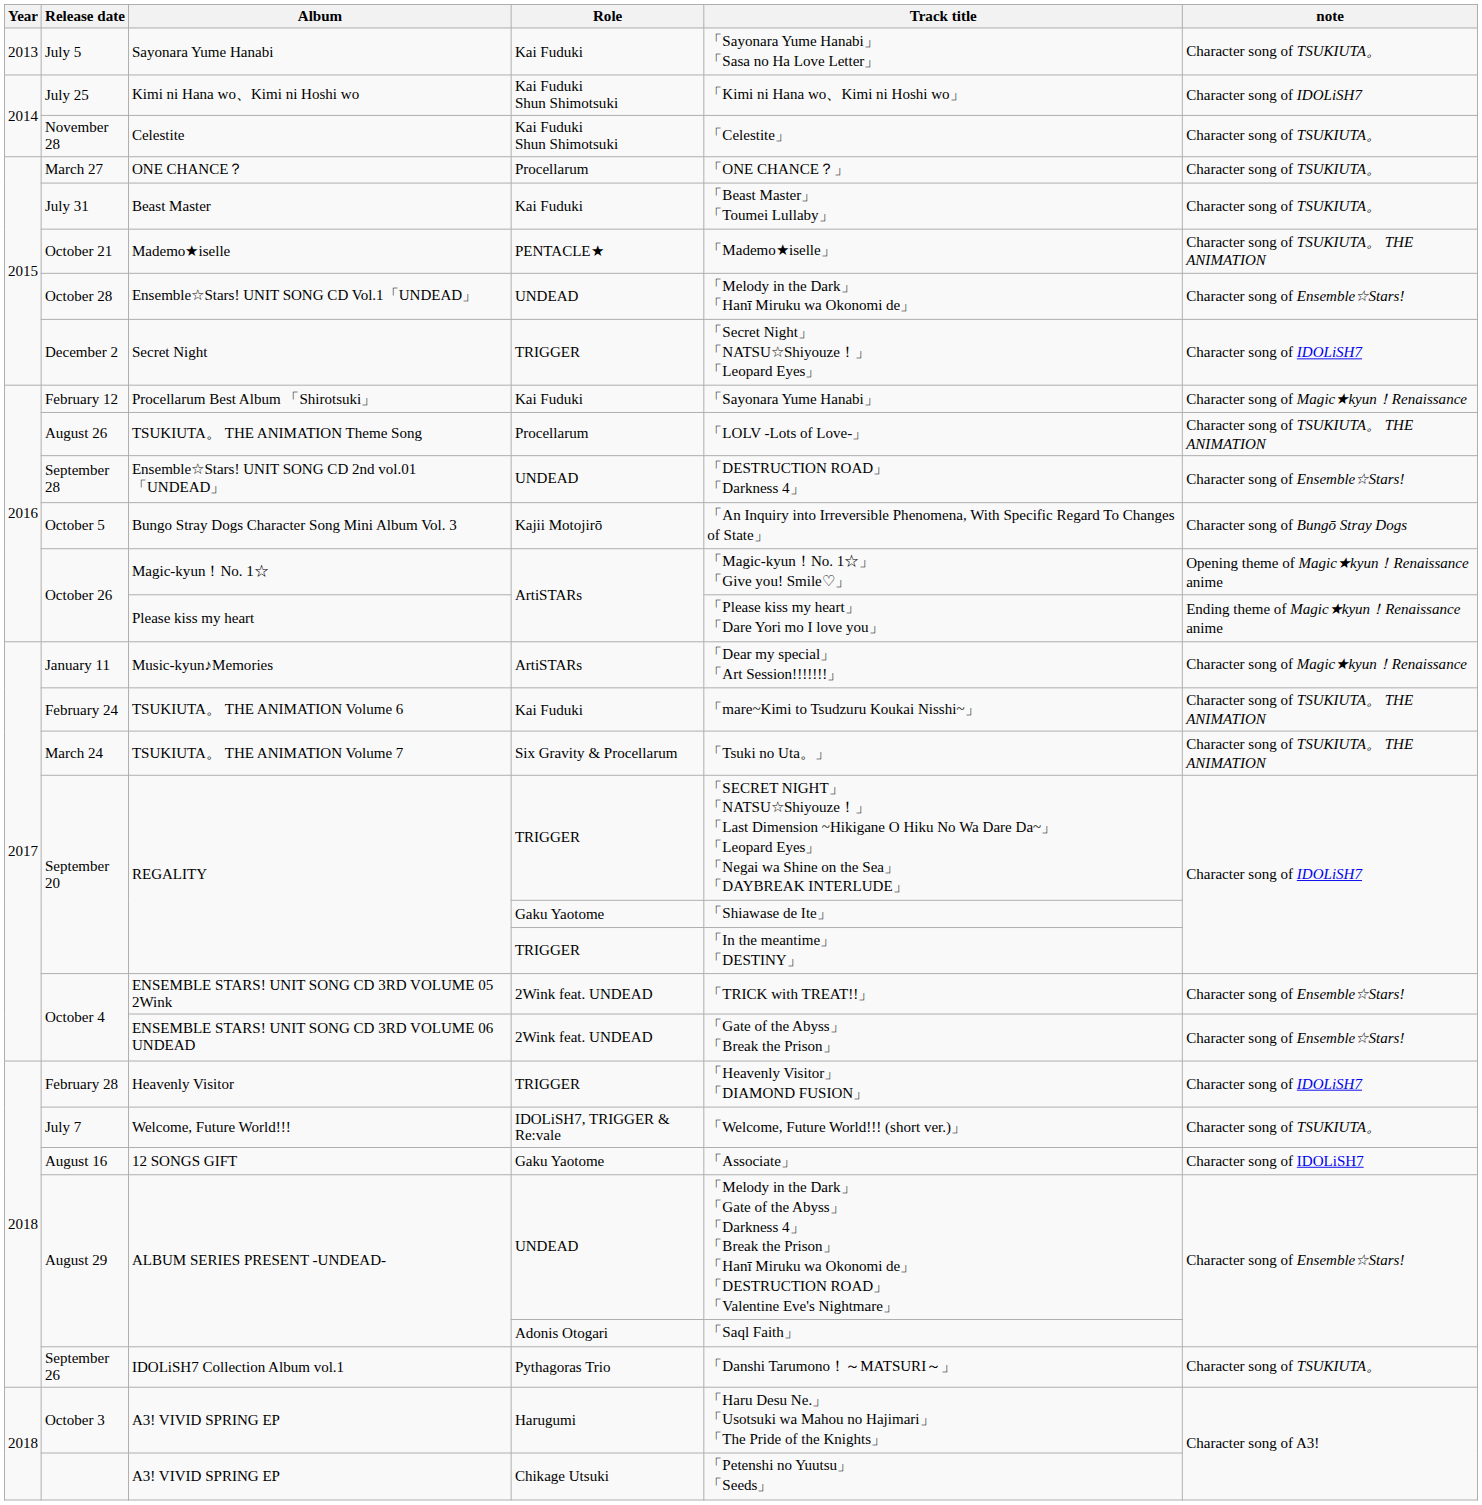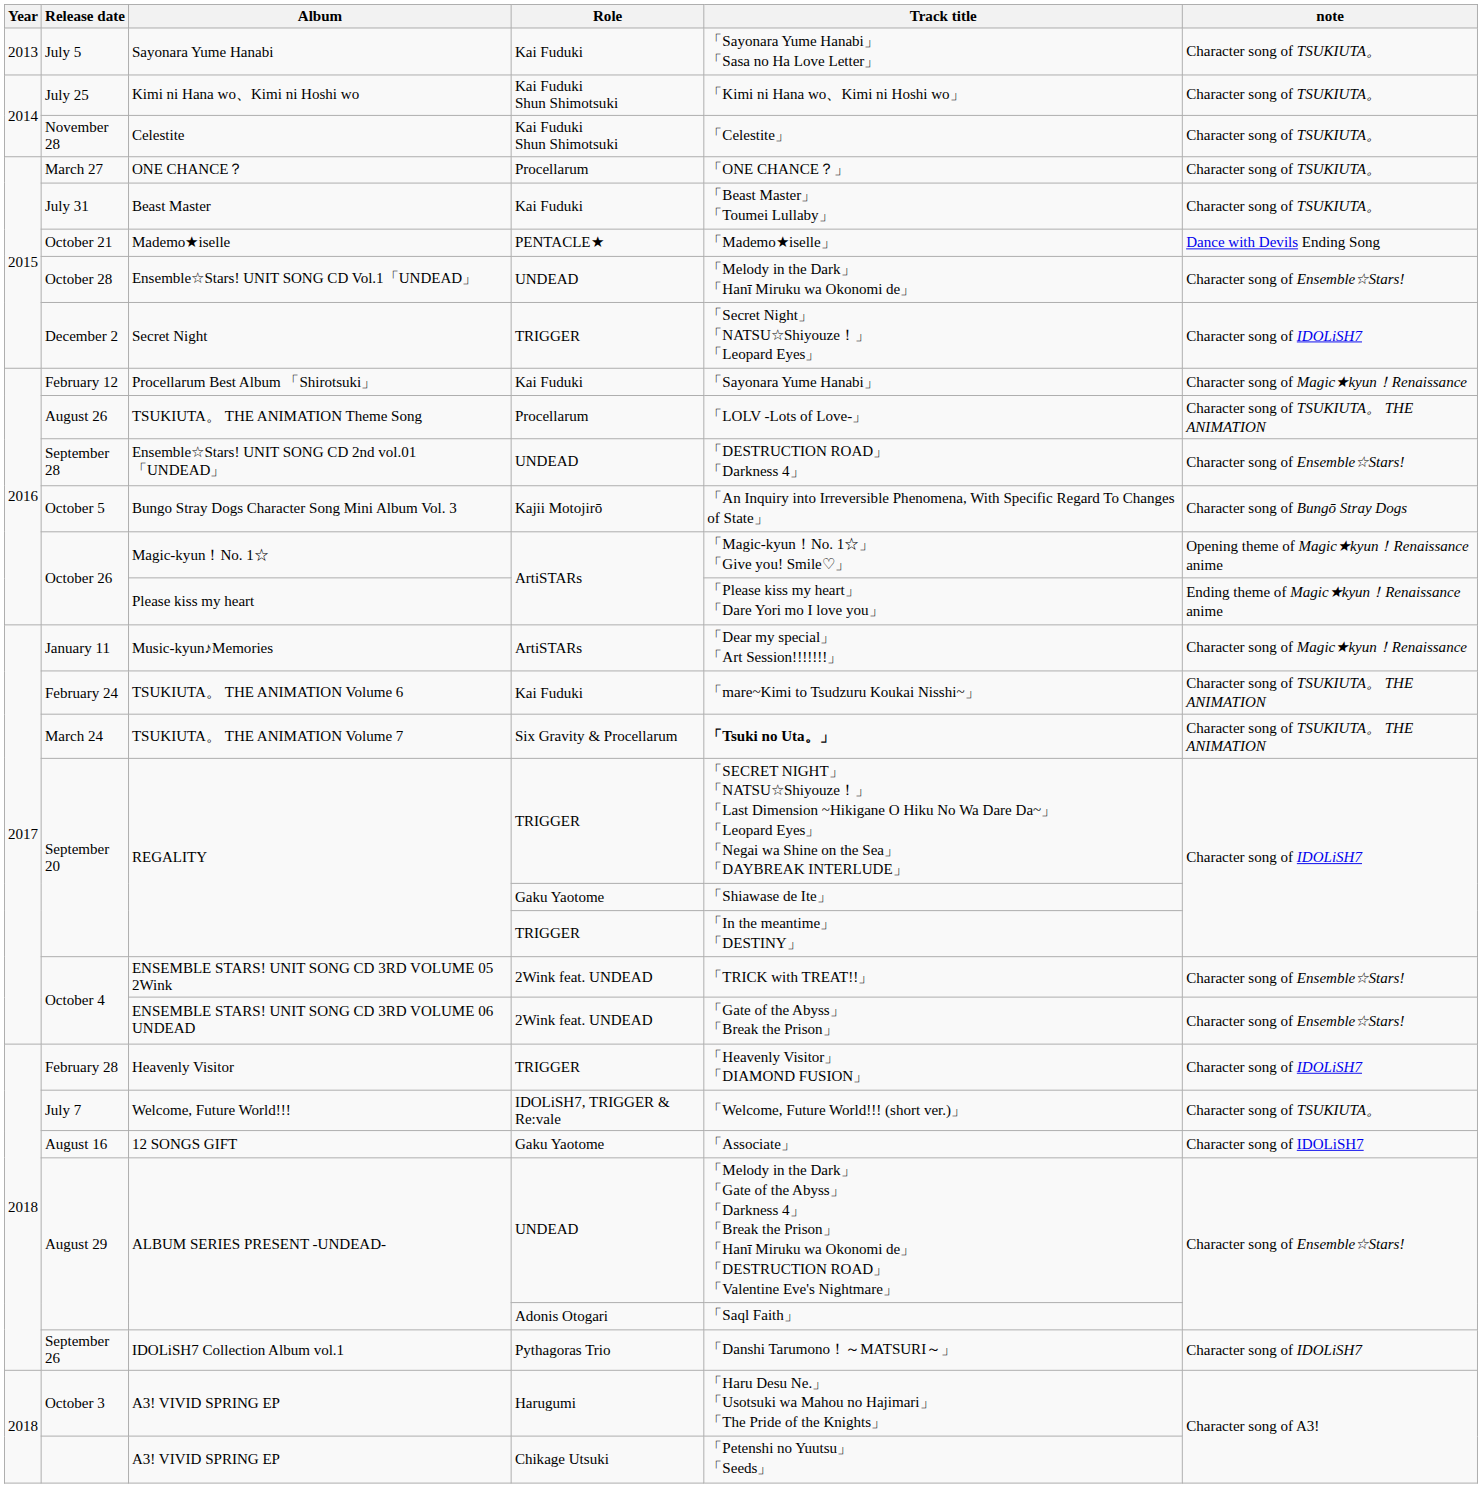(1274, 95) Character song of IDOLiSH7 -> (1284, 94) Character song of TSUKIUTA。
(1300, 251) Character song of TSUKIUTA。 THE ANIMATION -> (1283, 242) Dance with Devils Ending Song
(769, 752) normal -> (771, 735) bold
(1284, 1366) Character song of TSUKIUTA。 -> (1274, 1349) Character song of IDOLiSH7
